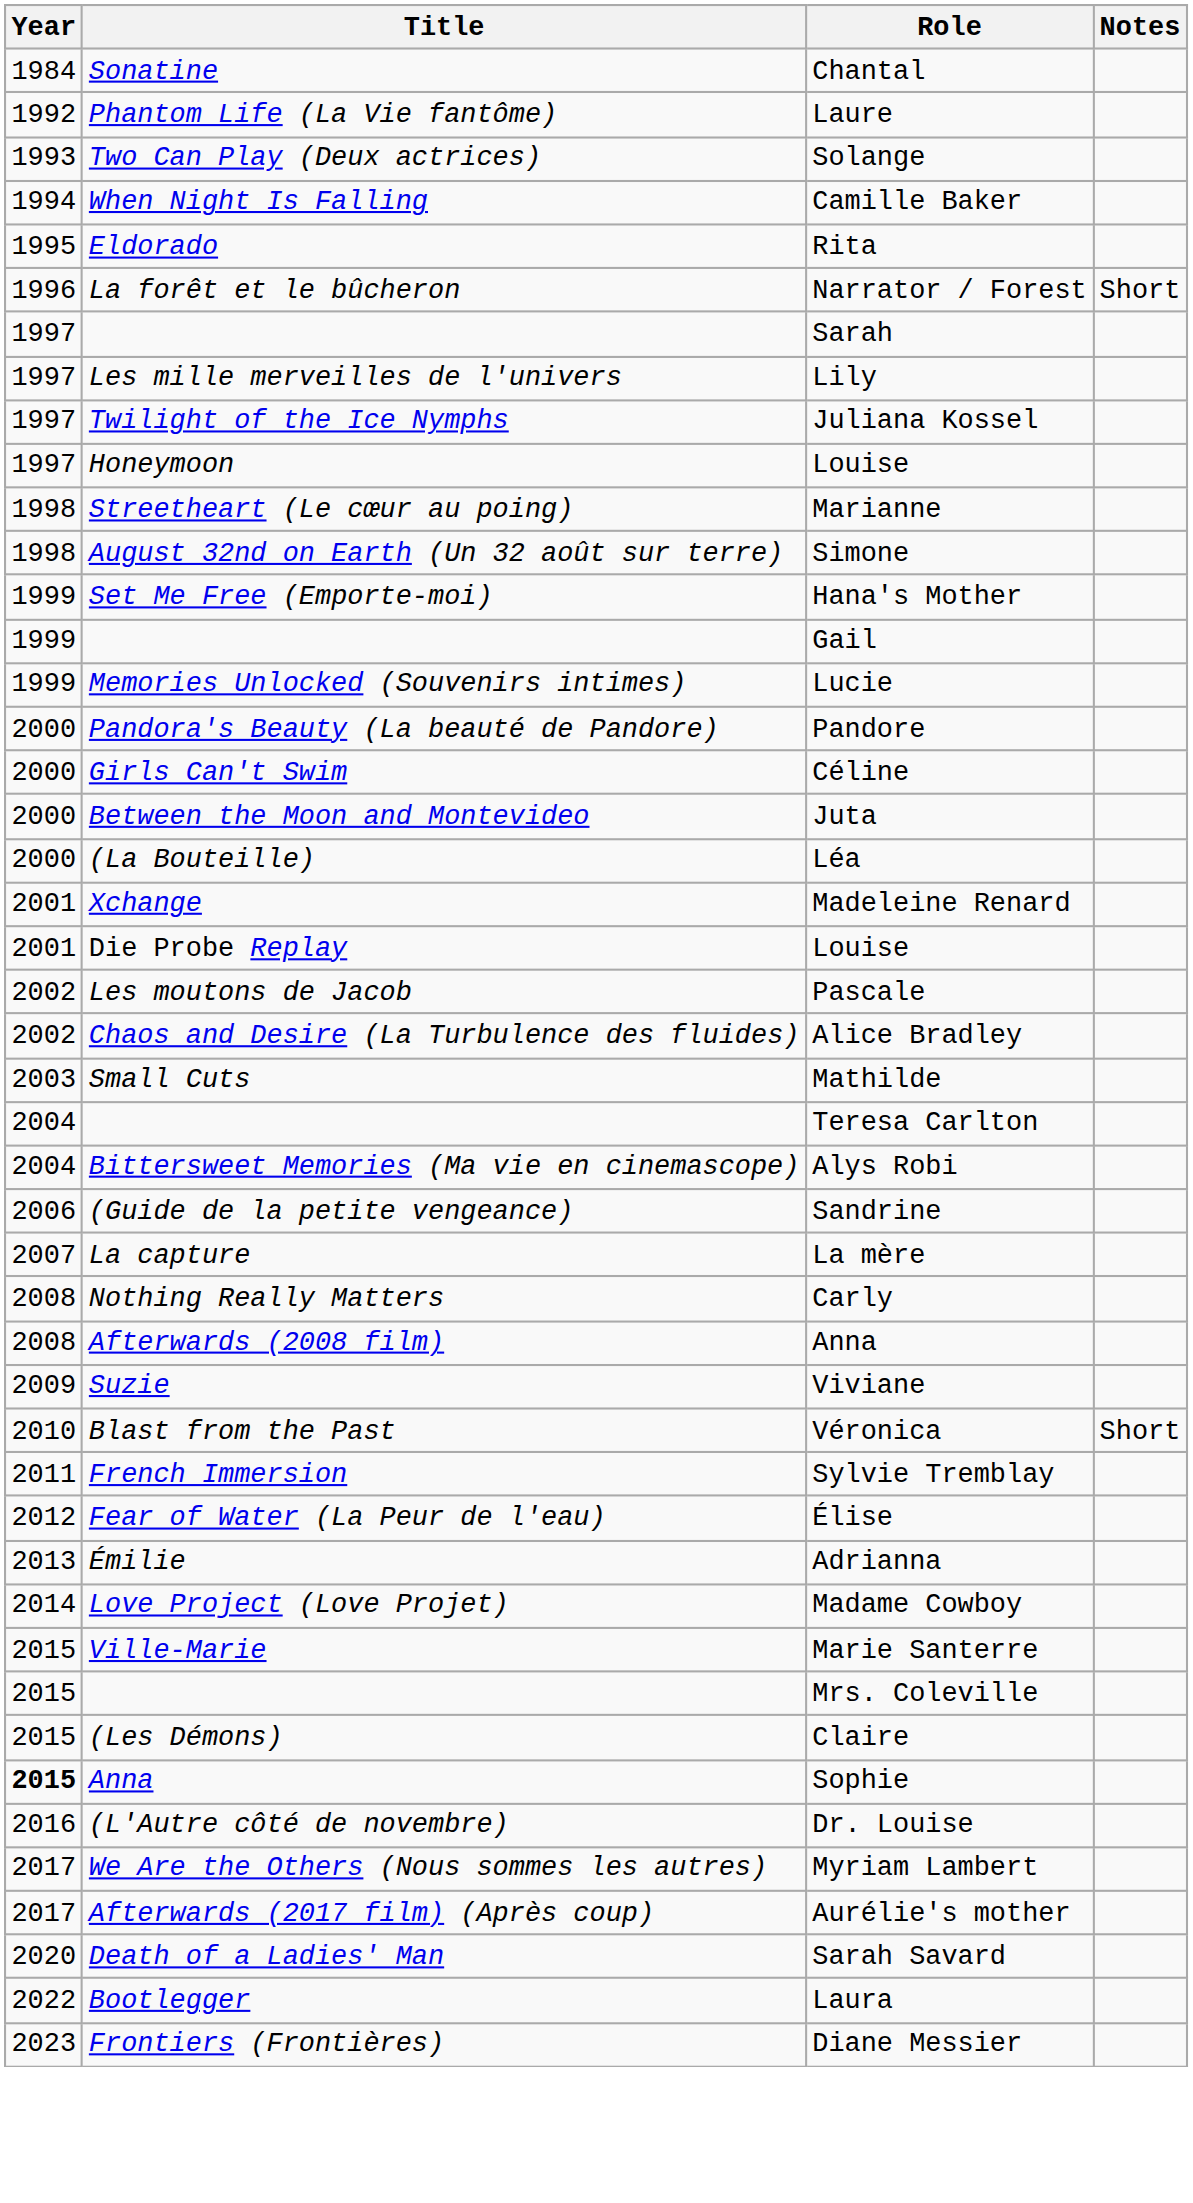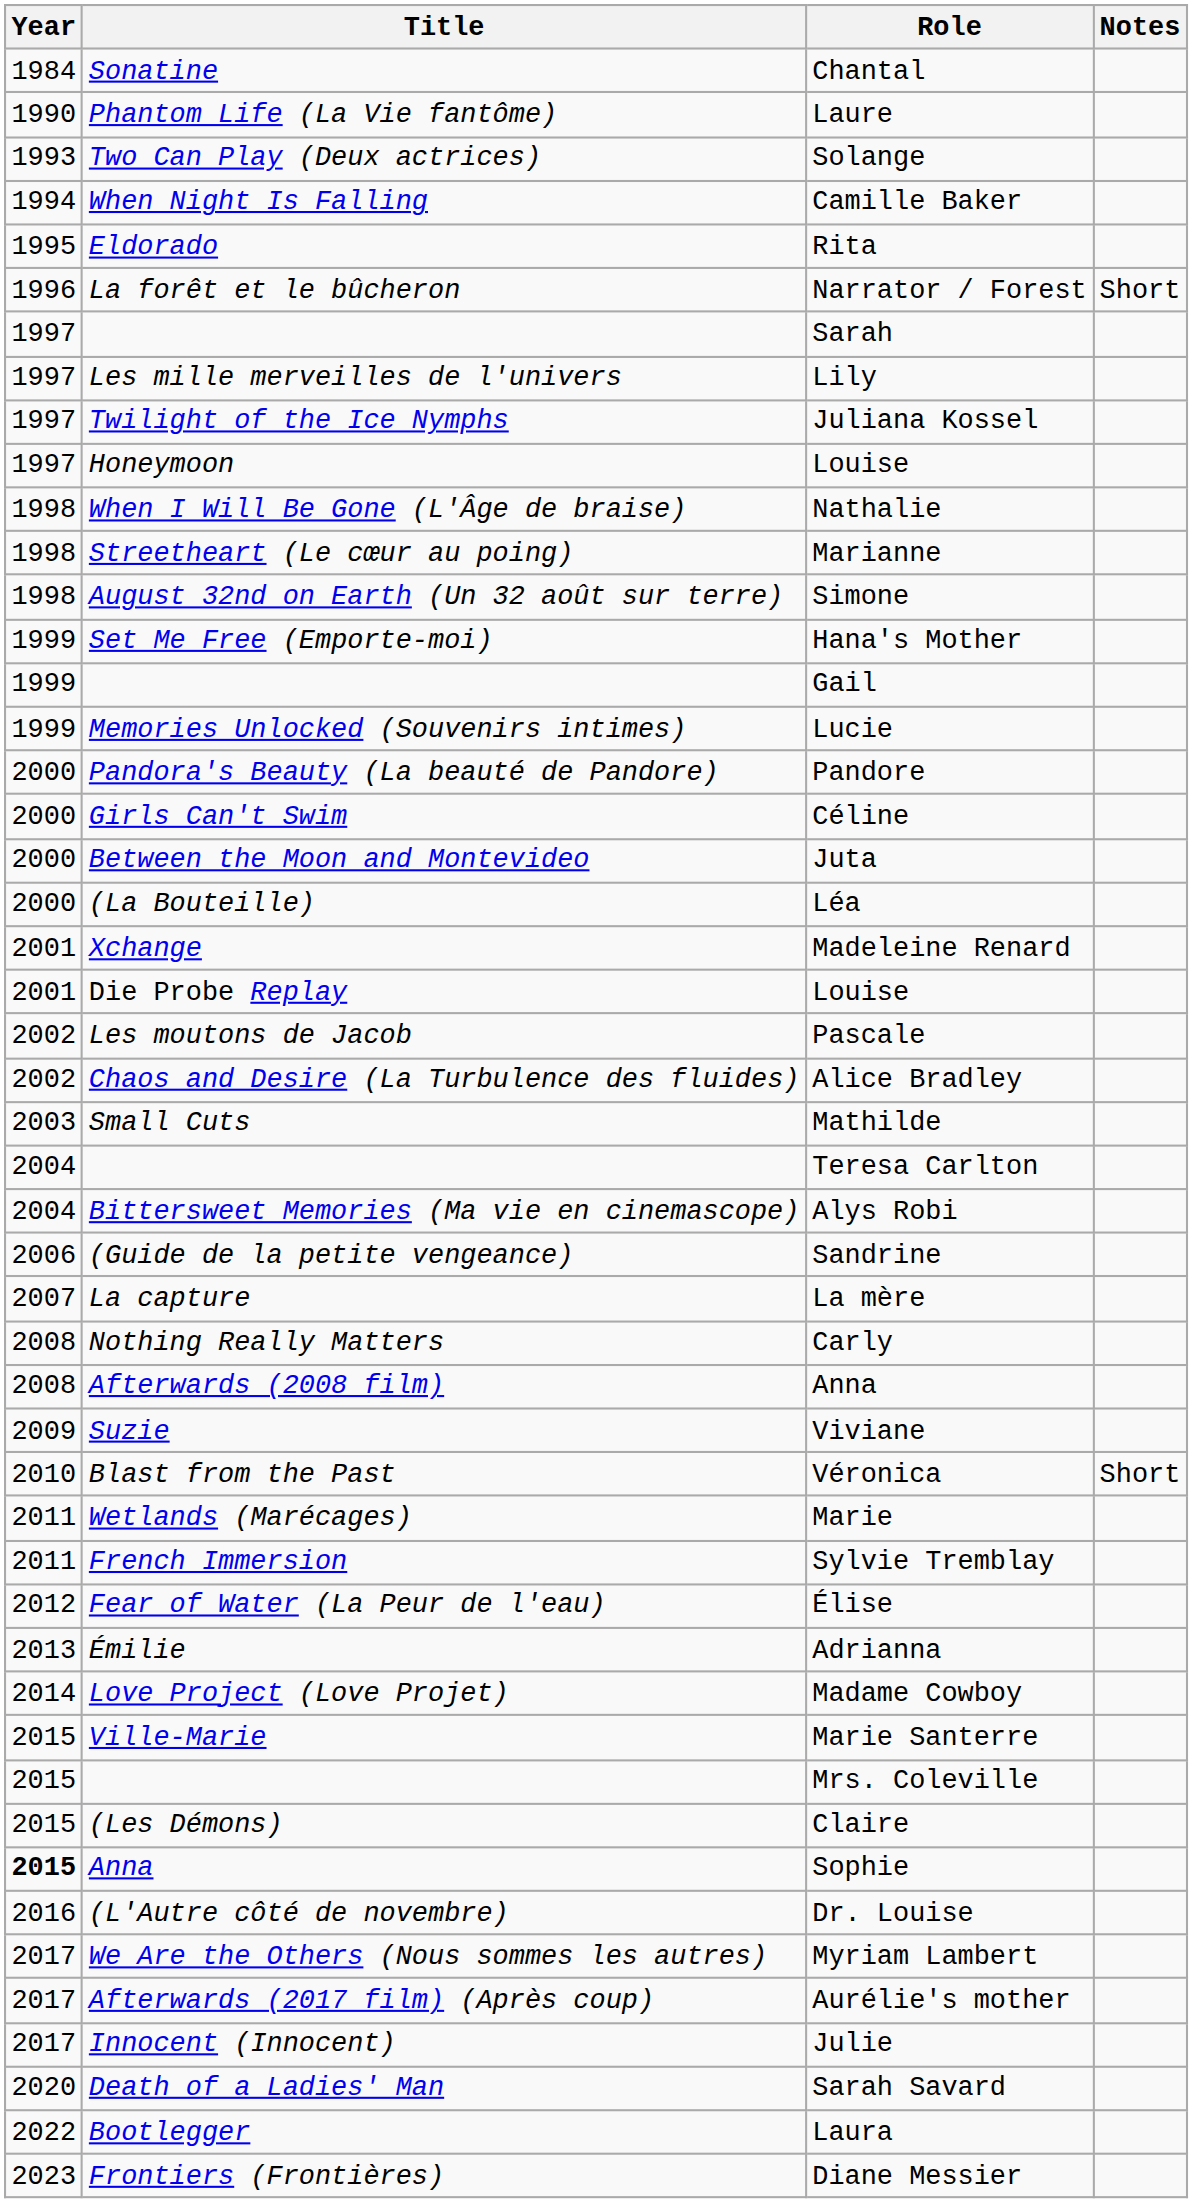(44, 115) 1992 -> (44, 115) 1990
+ row: (388, 509)
+ row: (250, 1518)
+ row: (242, 2044)
